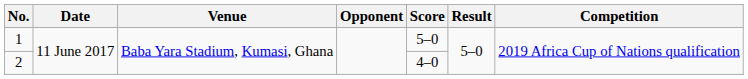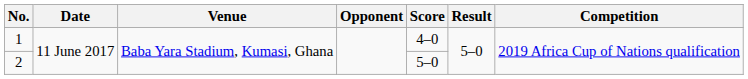(427, 39) 5–0 -> (427, 39) 4–0
(427, 62) 4–0 -> (427, 62) 5–0
